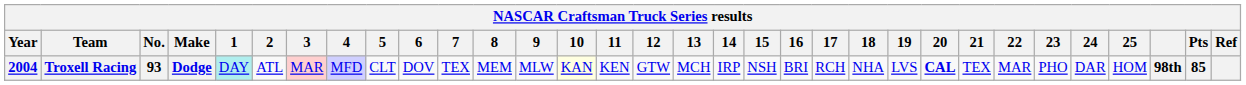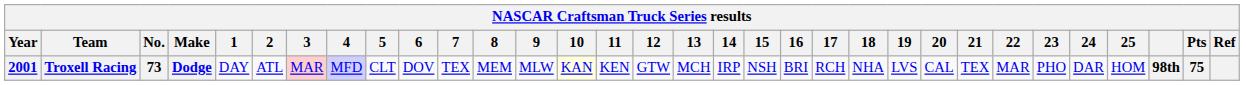(23, 67) 2004 -> (23, 67) 2001
(154, 67) 93 -> (154, 67) 73
(234, 67) paleturquoise background -> (234, 67) no background
(940, 67) bold -> (939, 67) normal
(1198, 67) 85 -> (1197, 67) 75
